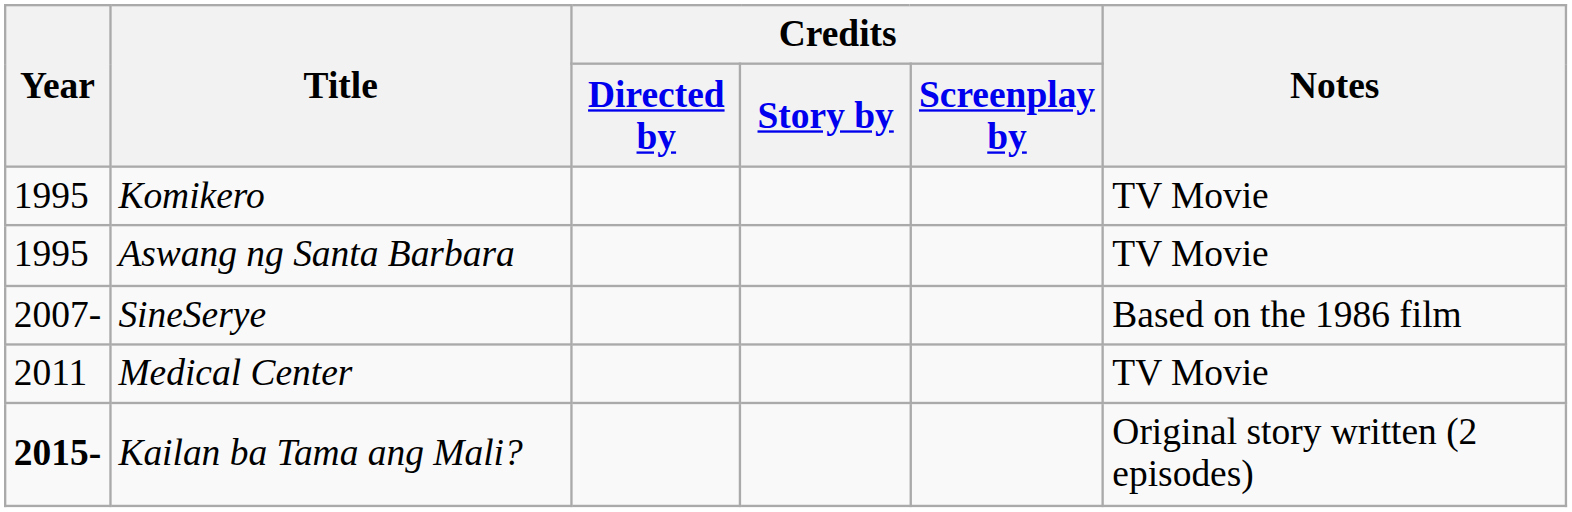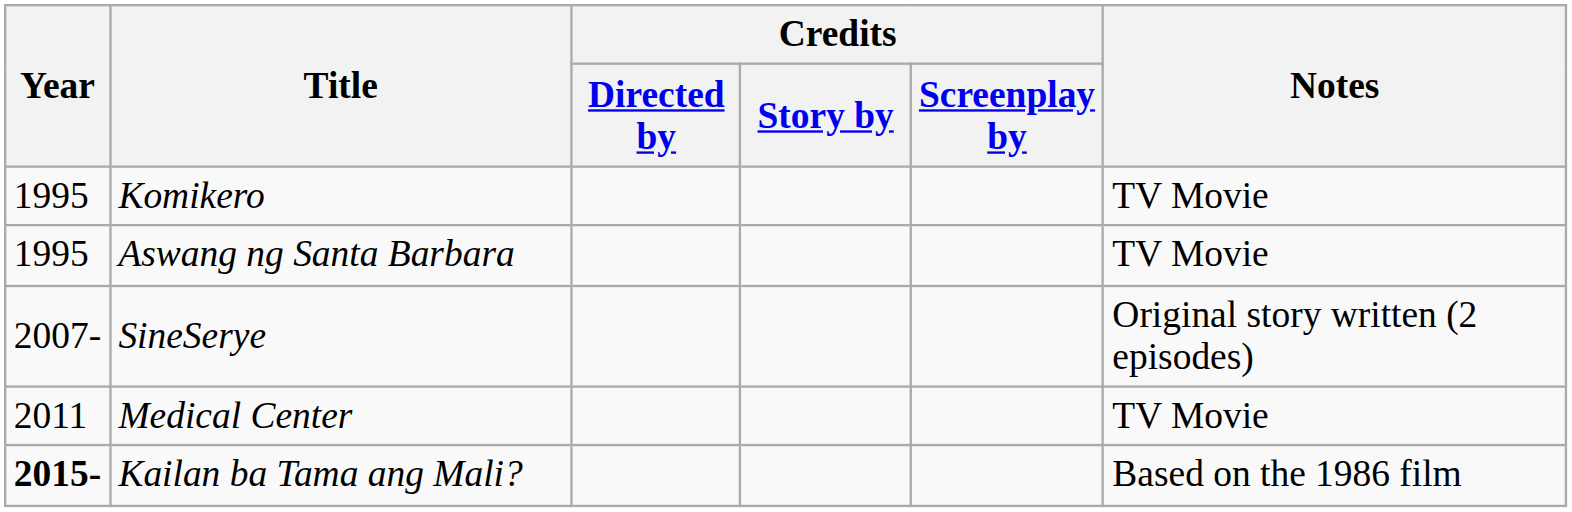(1287, 313) Based on the 1986 film -> (1295, 334) Original story written (2 episodes)
(1295, 453) Original story written (2 episodes) -> (1287, 474) Based on the 1986 film
